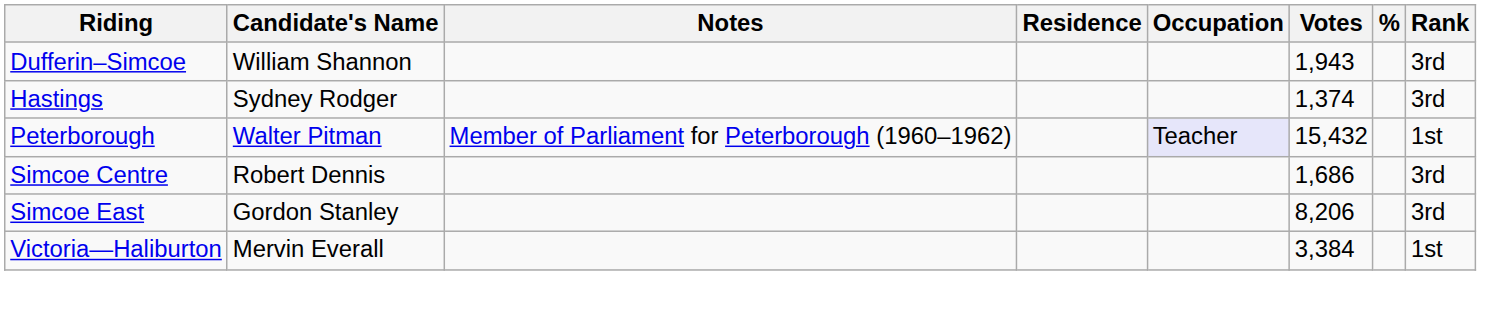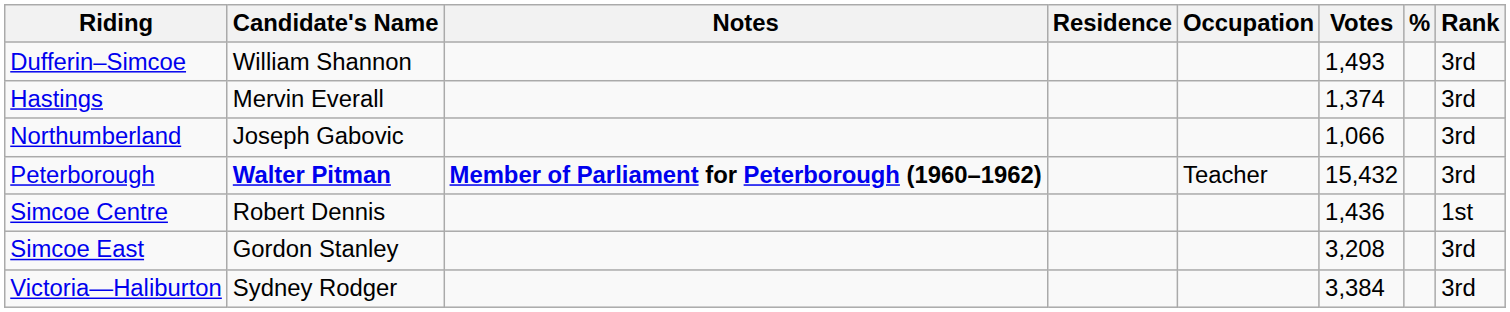(1325, 61) 1,943 -> (1355, 61) 1,493
(315, 99) Sydney Rodger -> (308, 99) Mervin Everall
+ row: (96, 136)
(307, 136) normal -> (312, 174) bold
(730, 136) normal -> (746, 174) bold
(1195, 136) lavender background -> (1225, 174) no background
(1427, 136) 1st -> (1458, 174) 3rd
(1325, 174) 1,686 -> (1355, 212) 1,436
(1428, 174) 3rd -> (1457, 212) 1st
(1325, 212) 8,206 -> (1355, 250) 3,208
(308, 250) Mervin Everall -> (315, 288) Sydney Rodger
(1427, 250) 1st -> (1458, 288) 3rd
